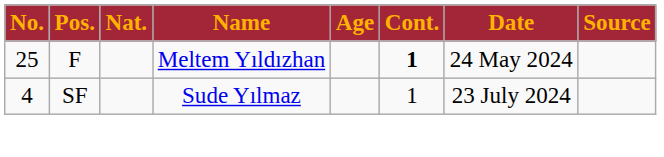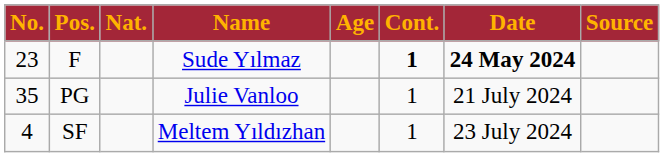(27, 59) 25 -> (27, 59) 23
(241, 59) Meltem Yıldızhan -> (241, 59) Sude Yılmaz
(511, 59) normal -> (513, 59) bold
+ row: (75, 95)
(241, 95) Sude Yılmaz -> (241, 132) Meltem Yıldızhan
